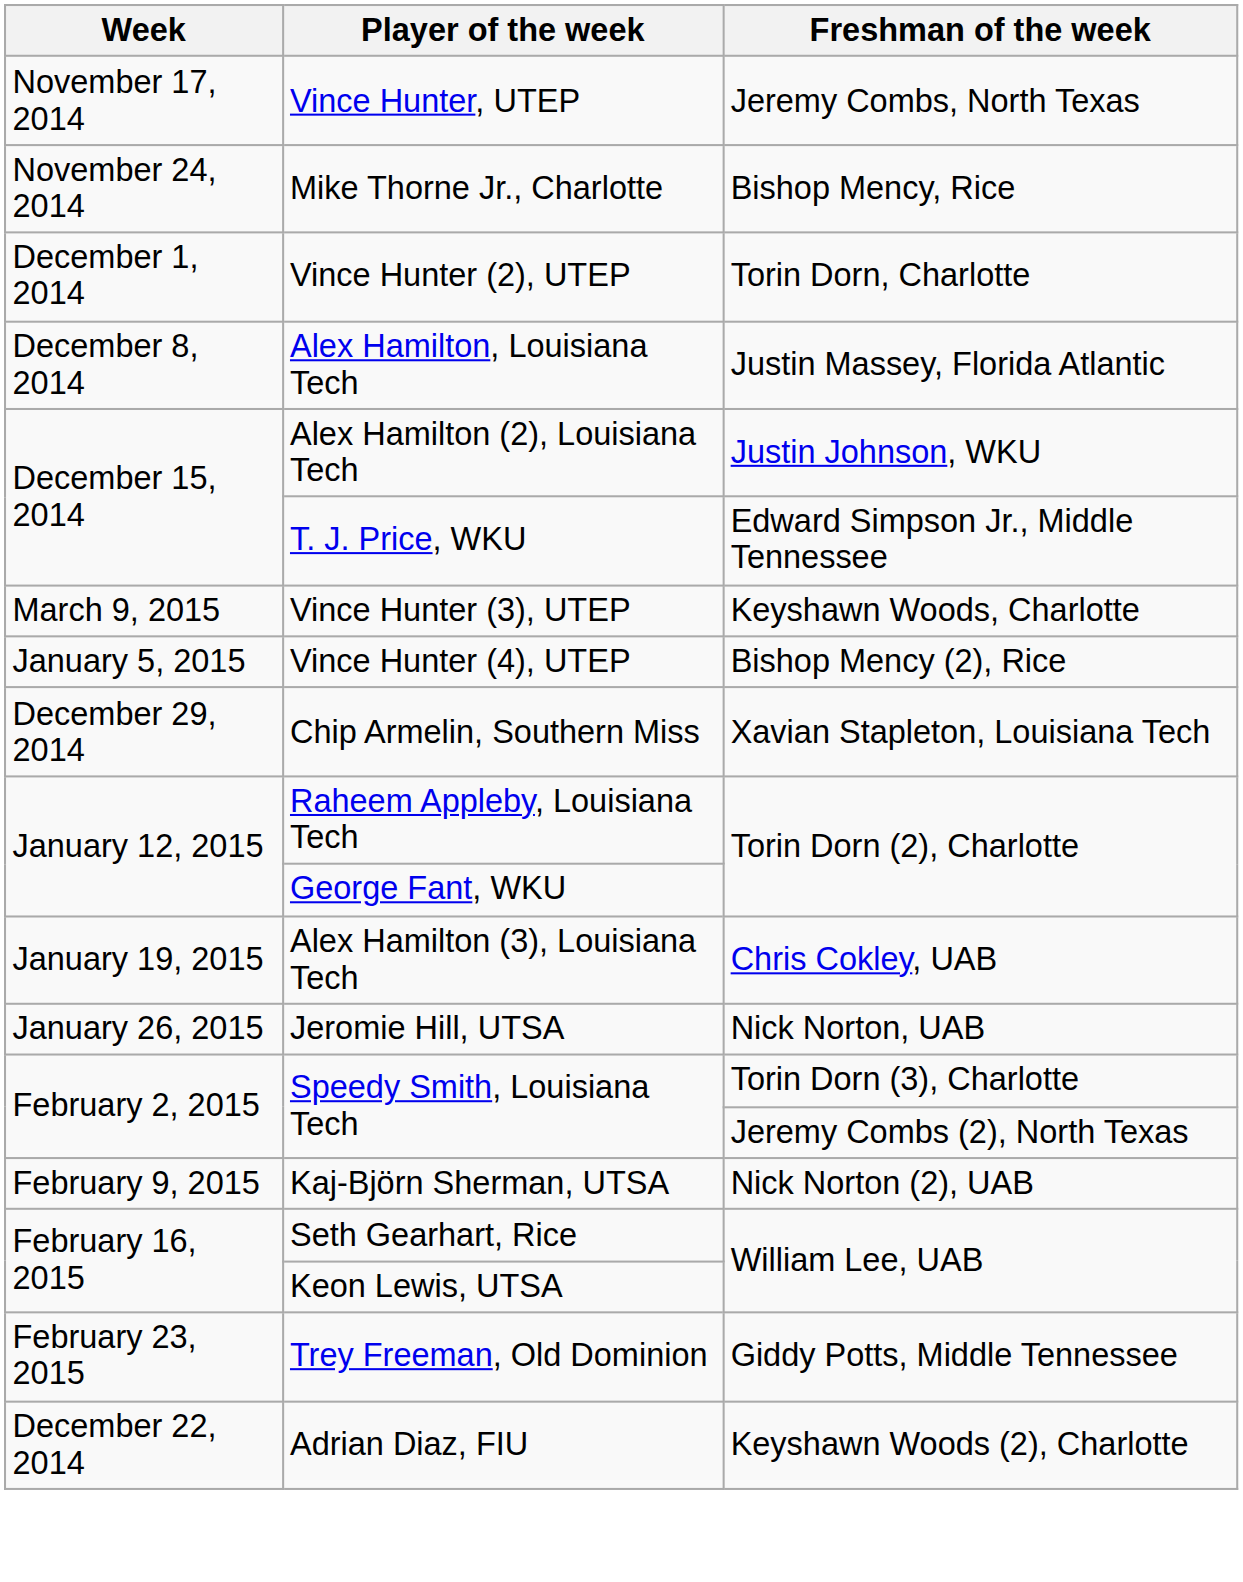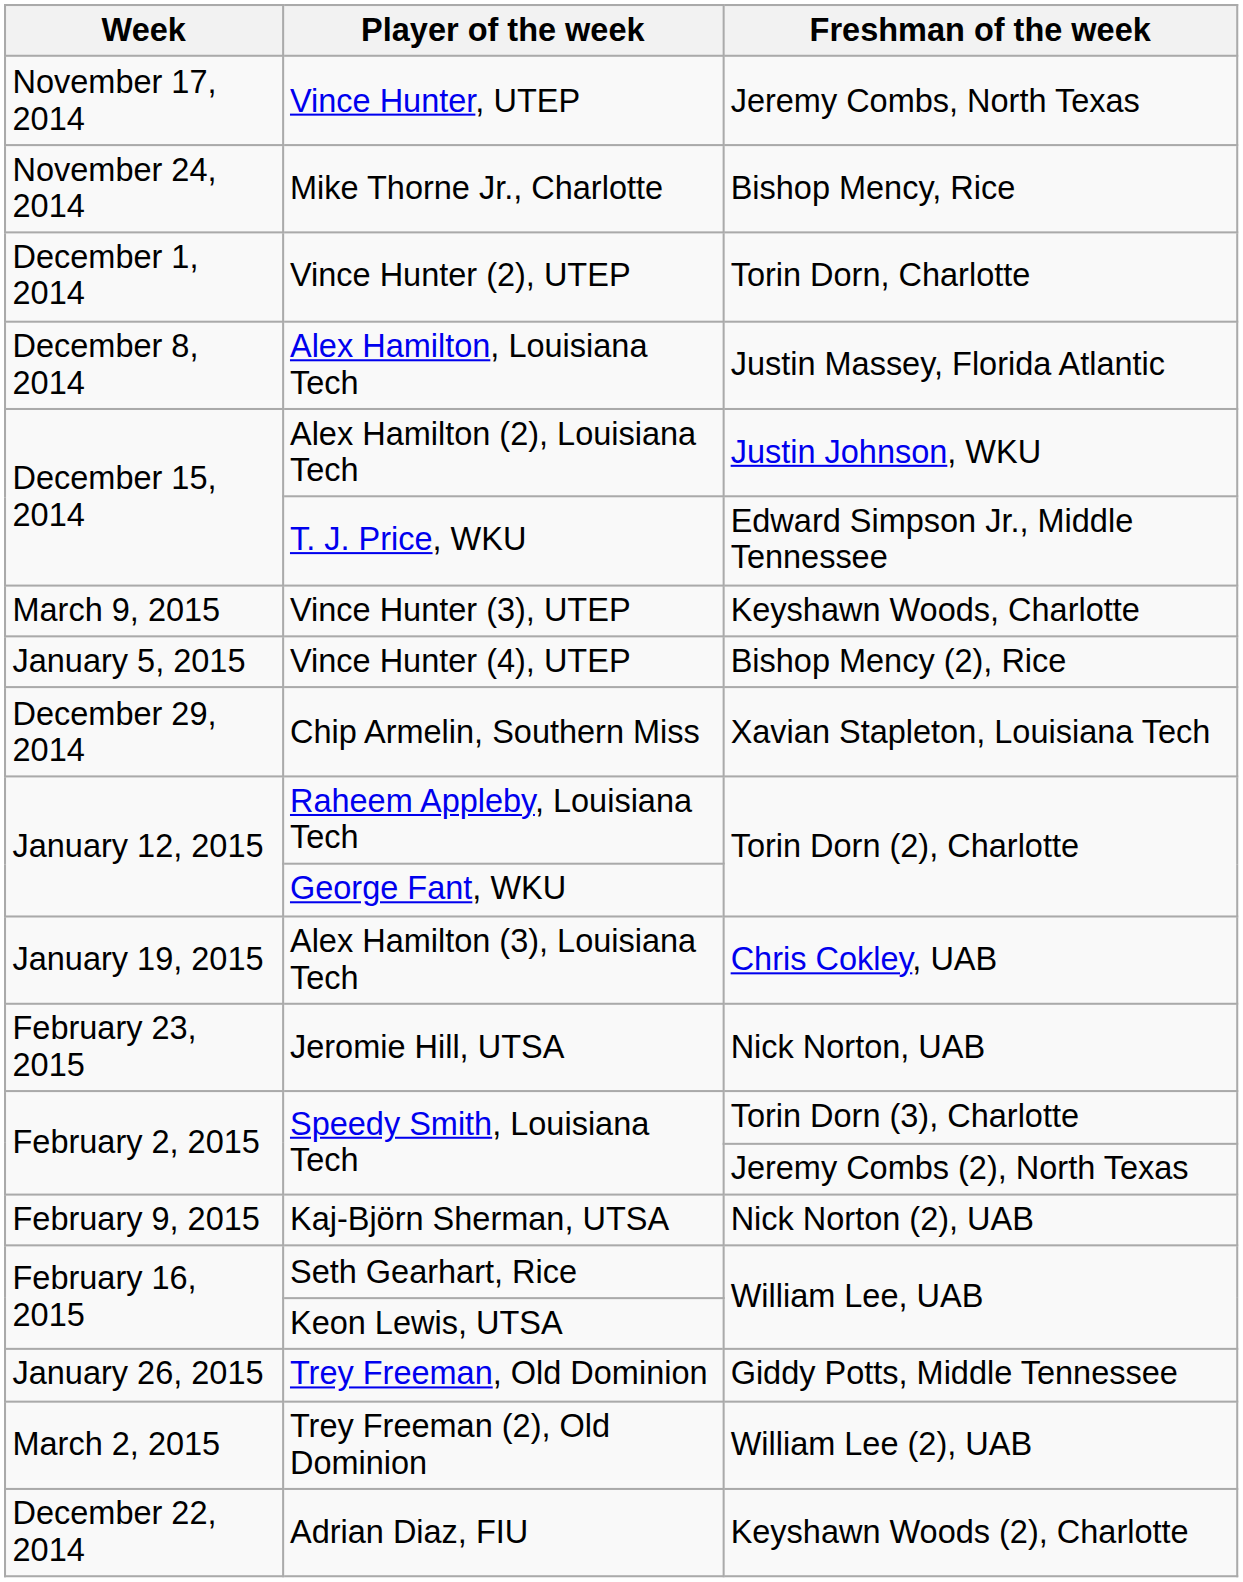(138, 1028) January 26, 2015 -> (105, 1047) February 23, 2015
(105, 1356) February 23, 2015 -> (138, 1374) January 26, 2015
+ row: (450, 1444)
